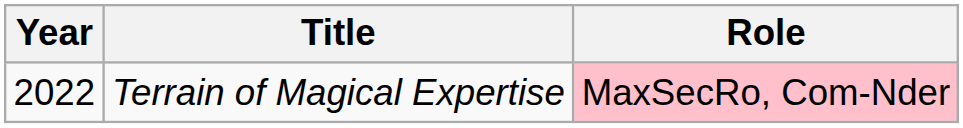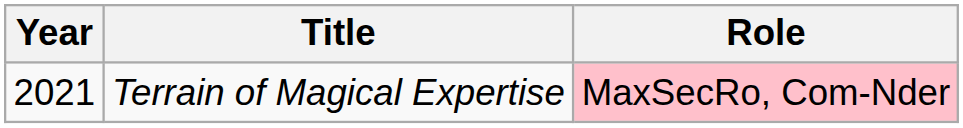(54, 91) 2022 -> (54, 91) 2021
